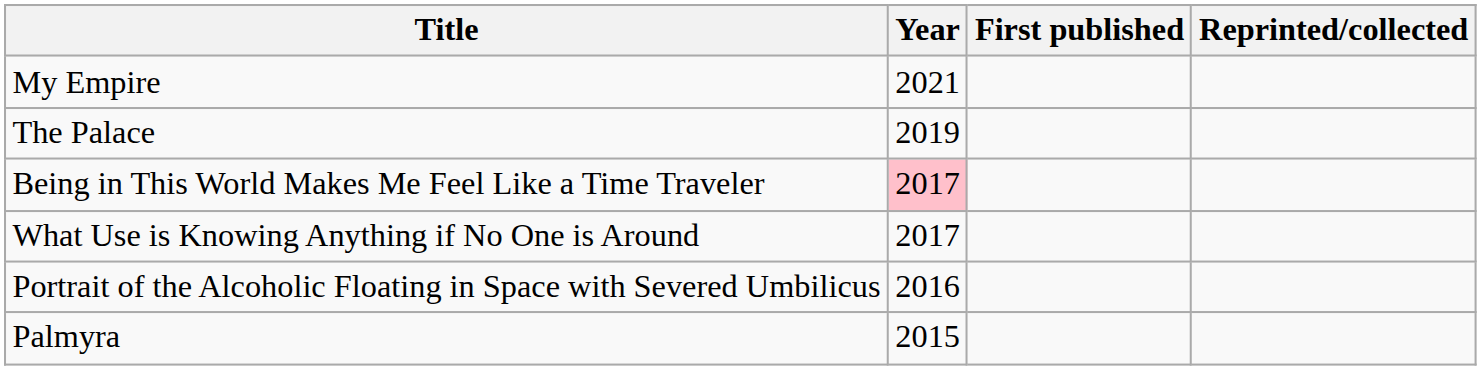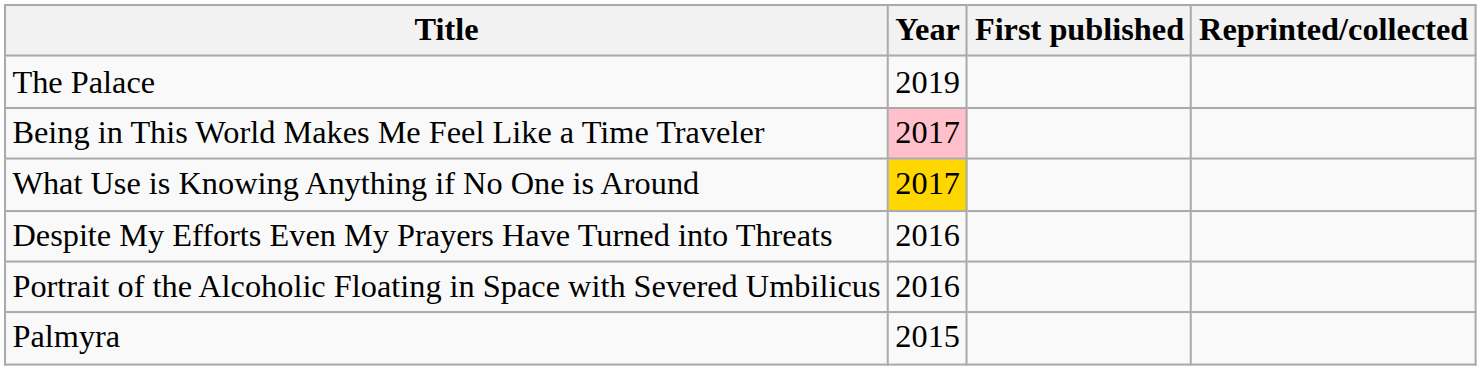- row: (87, 81)
(928, 235) no background -> (928, 183) gold background
+ row: (423, 235)
